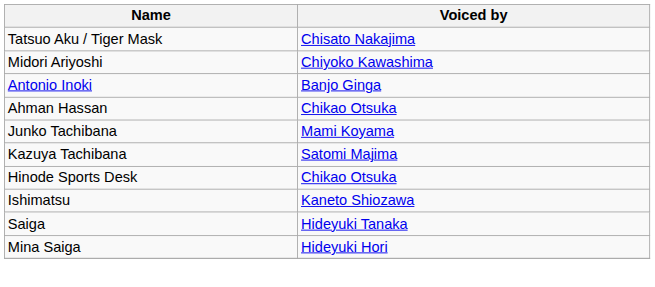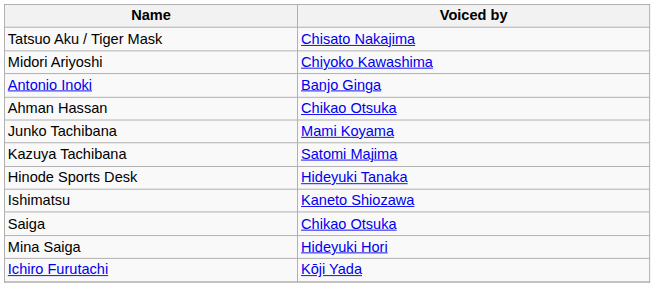(349, 177) Chikao Otsuka -> (354, 177) Hideyuki Tanaka
(354, 223) Hideyuki Tanaka -> (349, 223) Chikao Otsuka
+ row: (58, 270)
